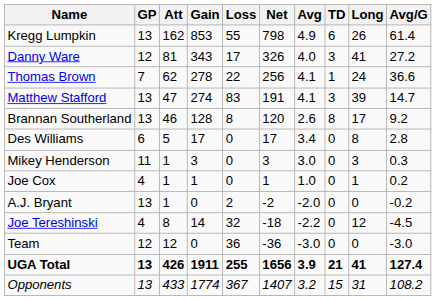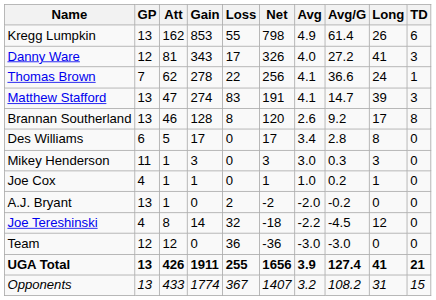columns swapped: (337, 14) <-> (409, 14)
